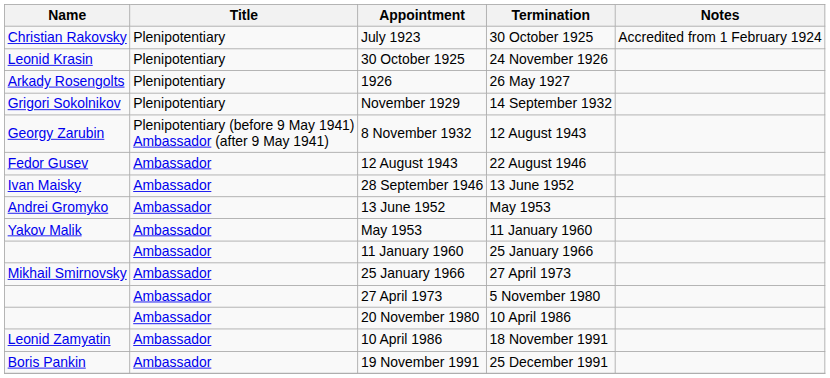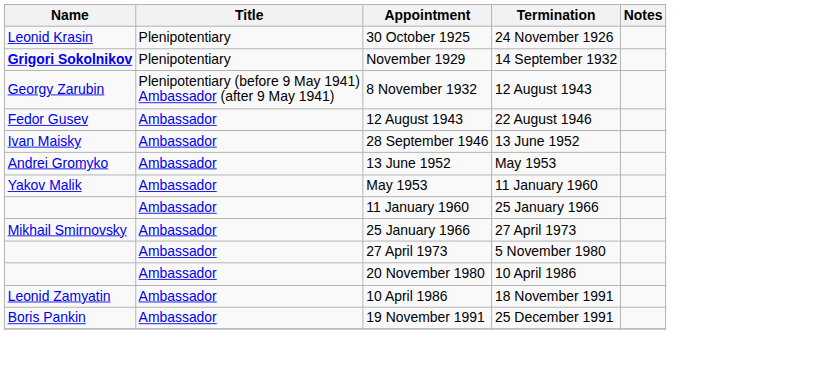- row: (391, 37)
- row: (376, 81)
(64, 103) normal -> (70, 59) bold
